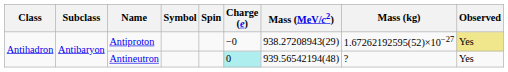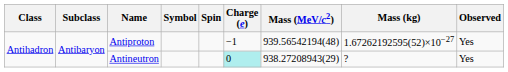(231, 41) −0 -> (231, 41) −1
(301, 41) 938.27208943(29) -> (301, 41) 939.56542194(48)
(466, 41) khaki background -> (466, 41) no background
(301, 59) 939.56542194(48) -> (301, 59) 938.27208943(29)
